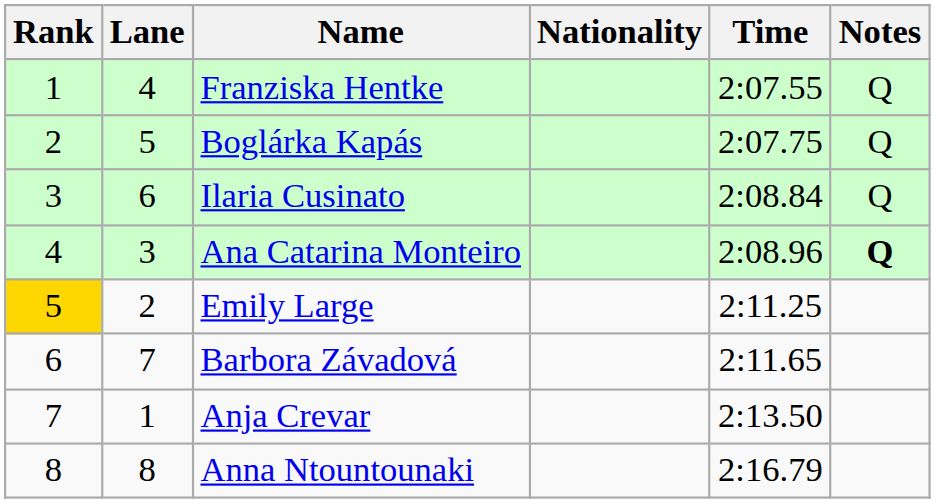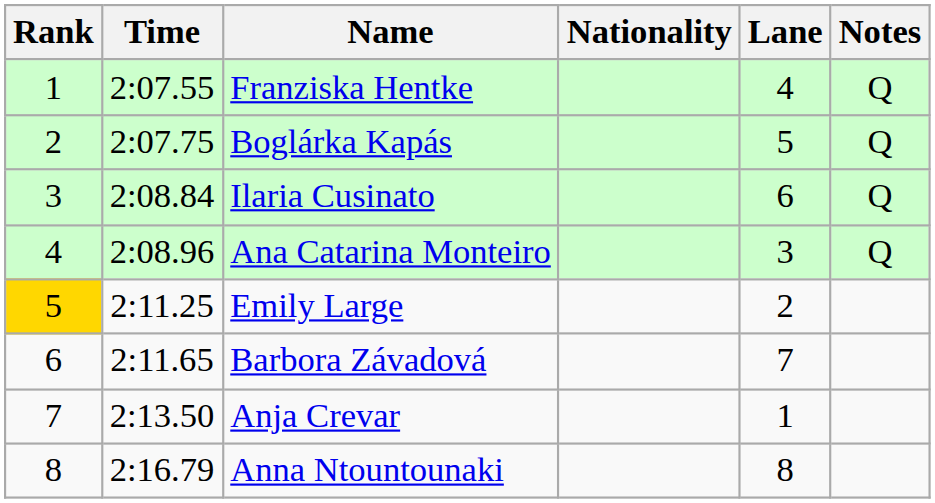columns swapped: (147, 31) <-> (770, 31)
(880, 251) bold -> (880, 251) normal
